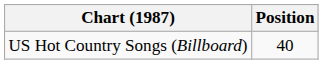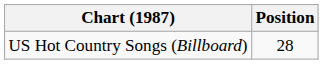(285, 45) 40 -> (285, 45) 28
